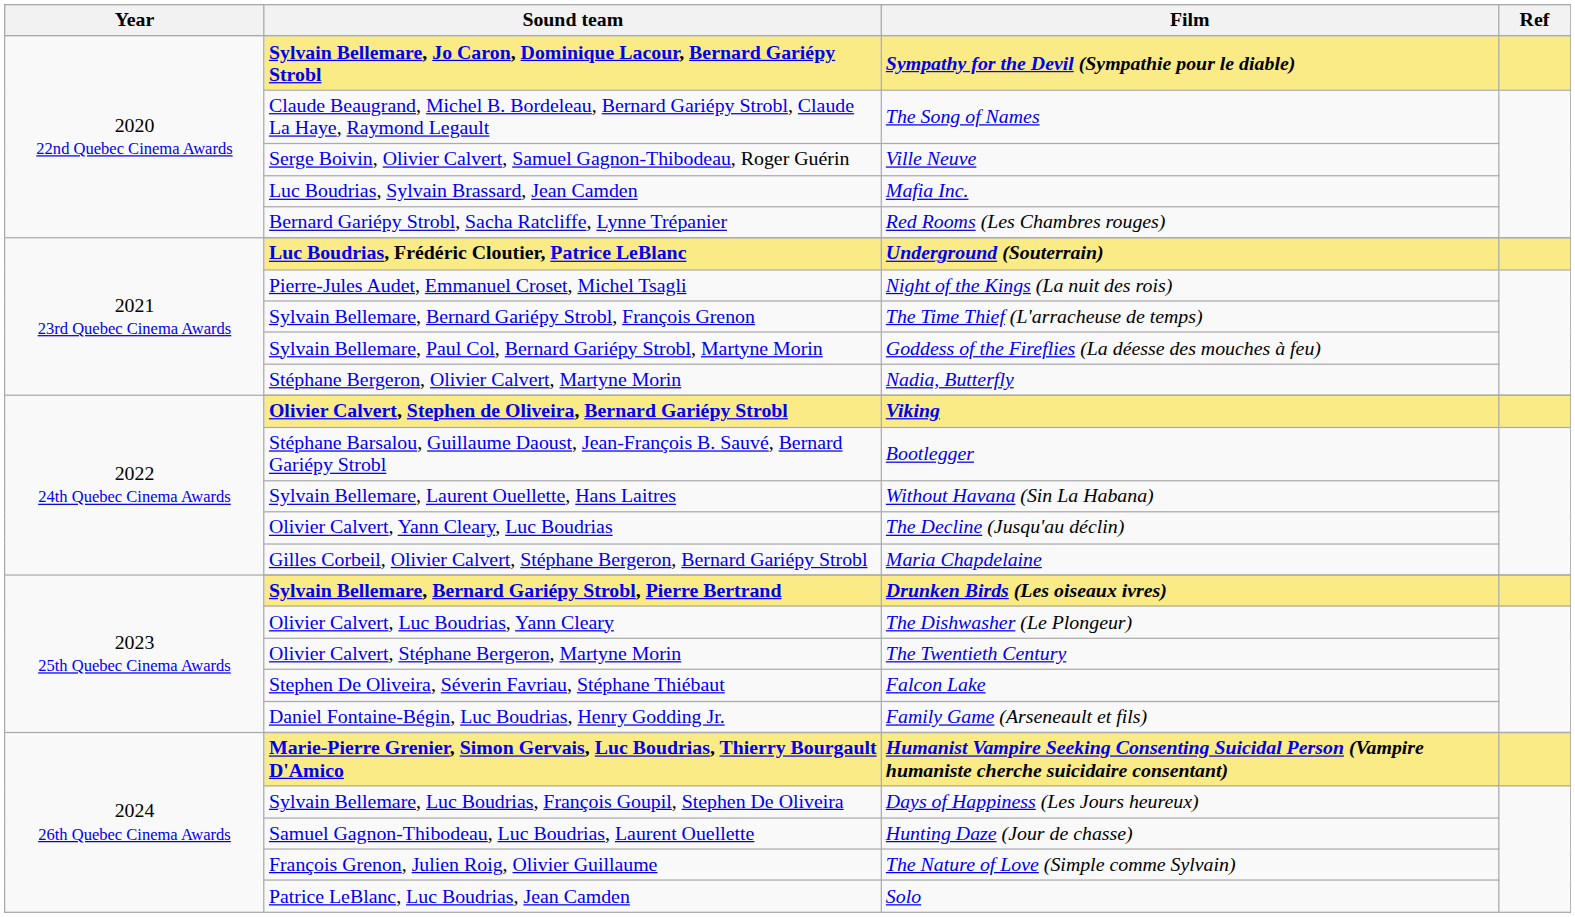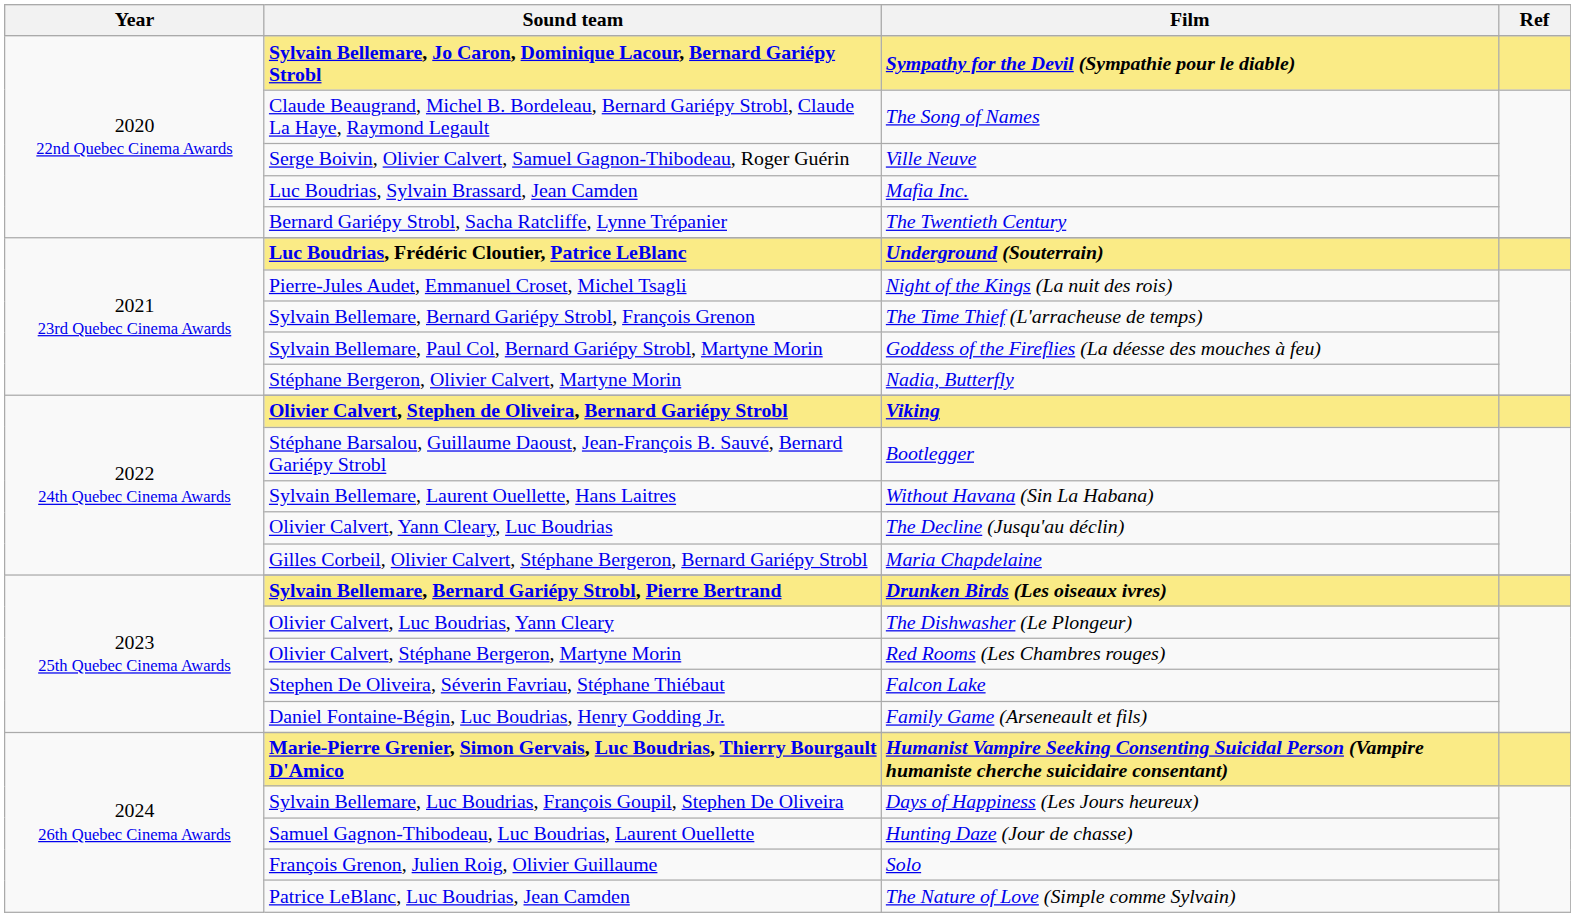(1026, 222) Red Rooms (Les Chambres rouges) -> (976, 222) The Twentieth Century
(976, 653) The Twentieth Century -> (1026, 653) Red Rooms (Les Chambres rouges)
(1061, 864) The Nature of Love (Simple comme Sylvain) -> (903, 864) Solo
(903, 896) Solo -> (1061, 896) The Nature of Love (Simple comme Sylvain)
